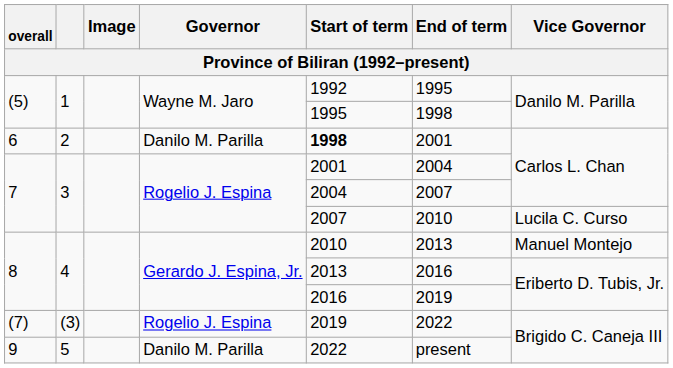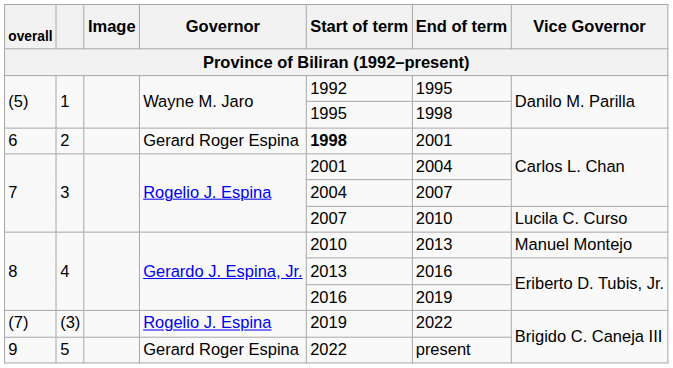(203, 140) Danilo M. Parilla -> (221, 140) Gerard Roger Espina
(203, 349) Danilo M. Parilla -> (221, 349) Gerard Roger Espina
